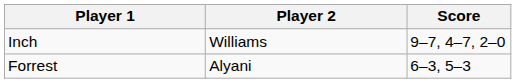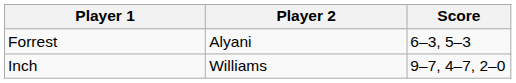rows swapped: (33, 66) <-> (23, 41)
